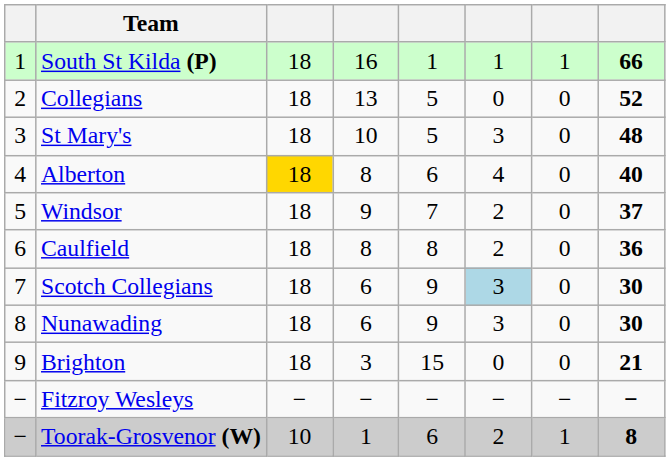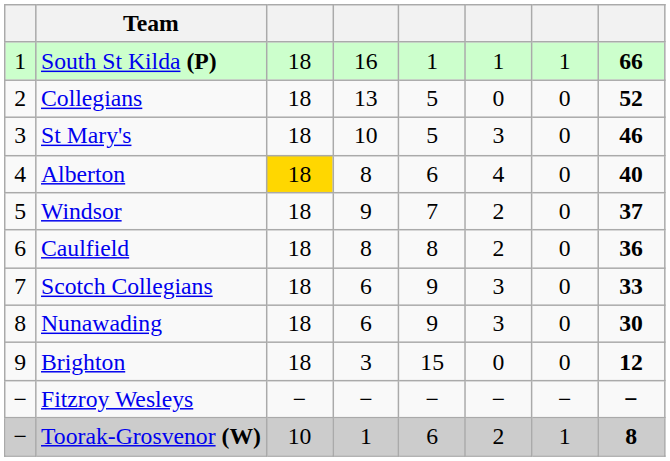(631, 135) 48 -> (631, 135) 46
(498, 286) lightblue background -> (498, 286) no background
(631, 286) 30 -> (631, 286) 33
(631, 361) 21 -> (631, 361) 12
